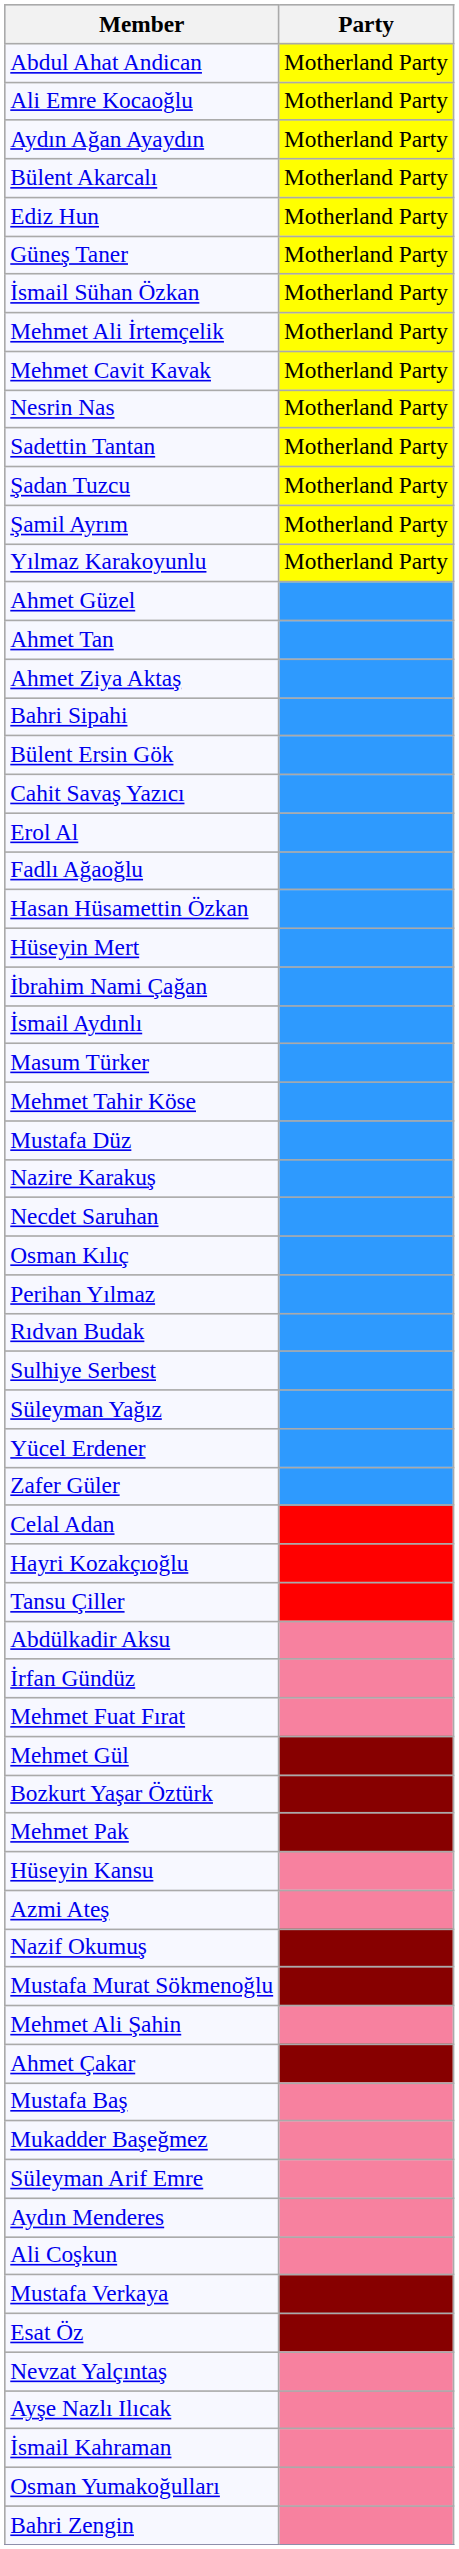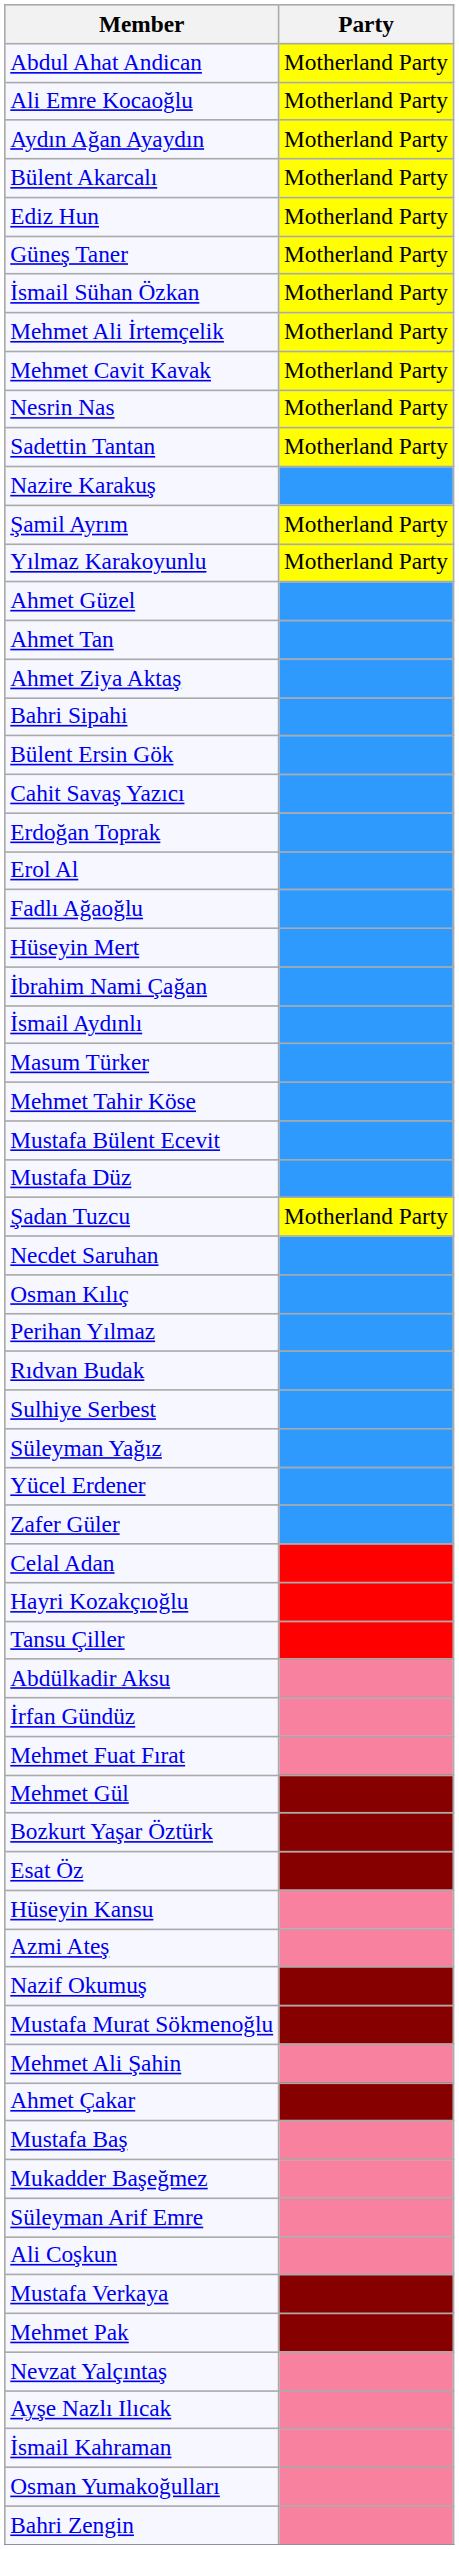rows swapped: (70, 485) <-> (83, 1178)
+ row: (85, 832)
- row: (129, 909)
+ row: (115, 1139)
rows swapped: (70, 1832) <-> (47, 2332)
- row: (87, 2217)
